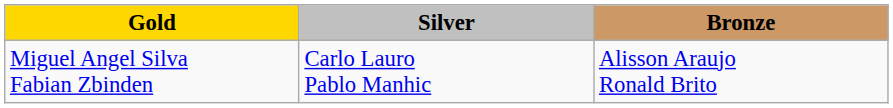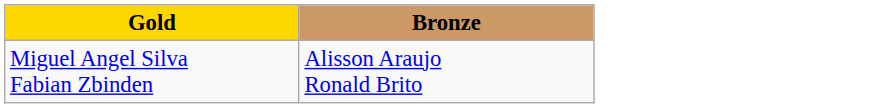- column: (446, 22)
